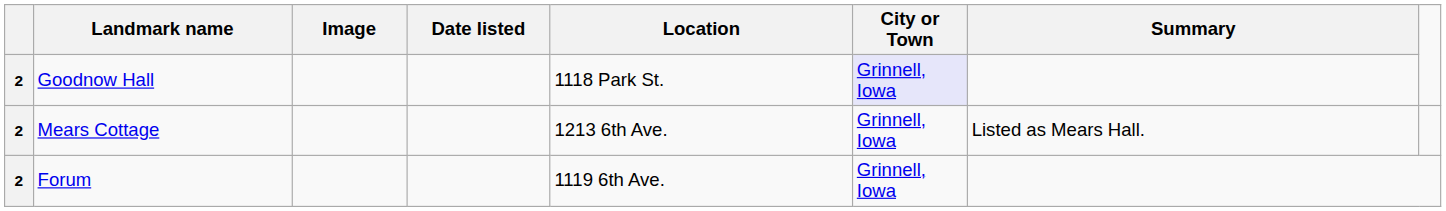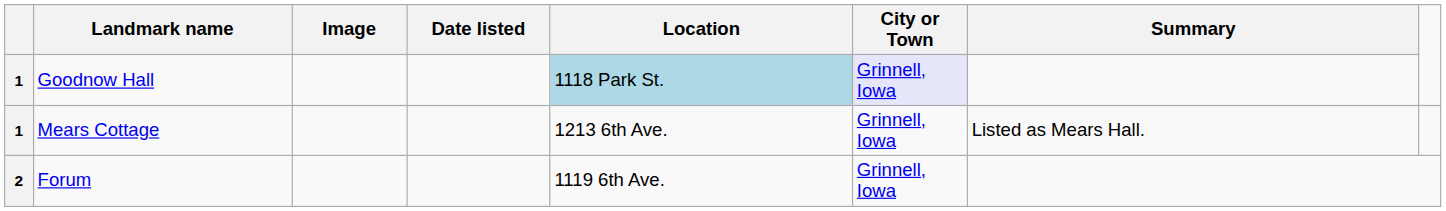(19, 81) 2 -> (19, 81) 1
(609, 79) no background -> (609, 79) lightblue background
(19, 131) 2 -> (19, 131) 1
